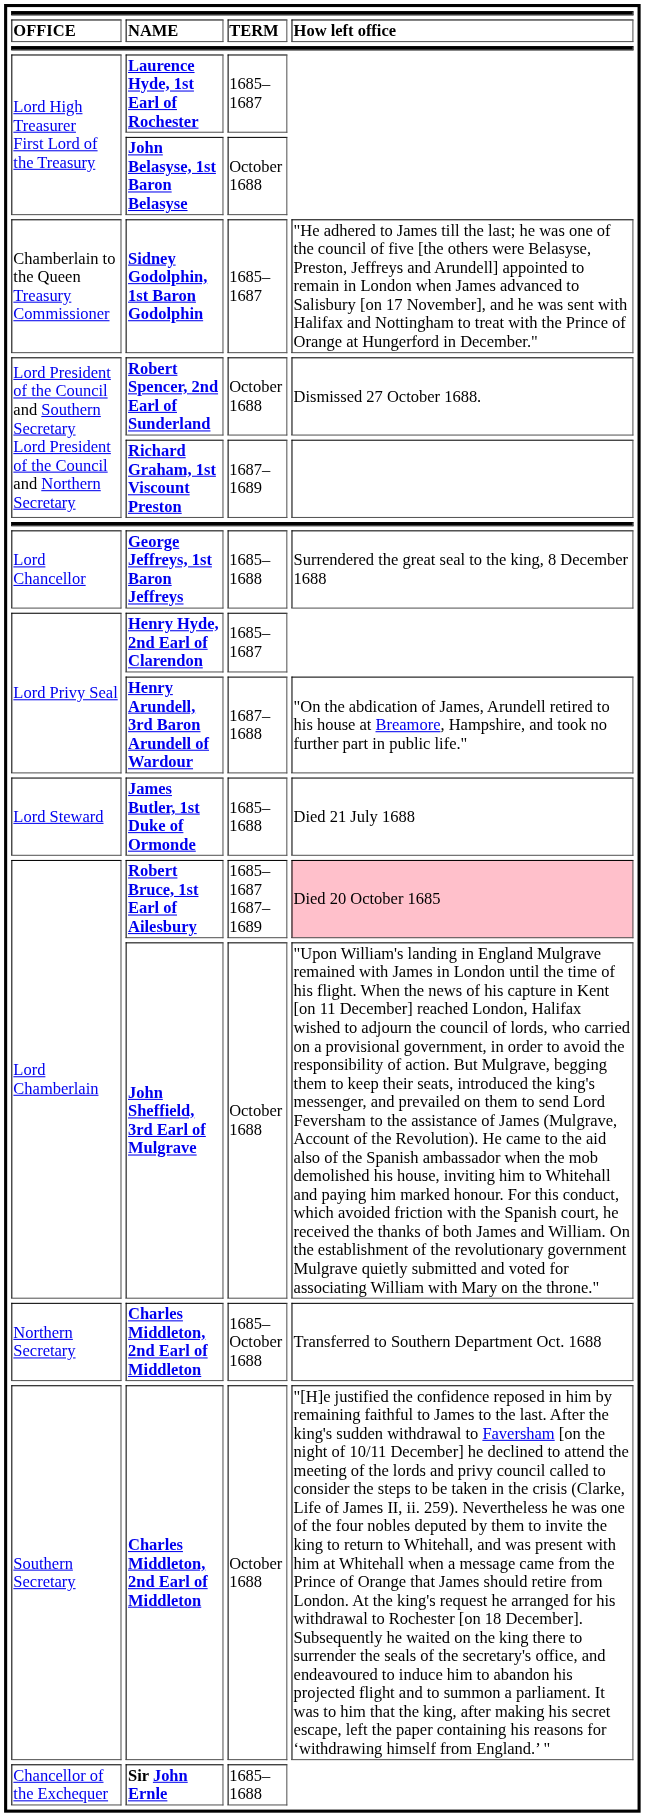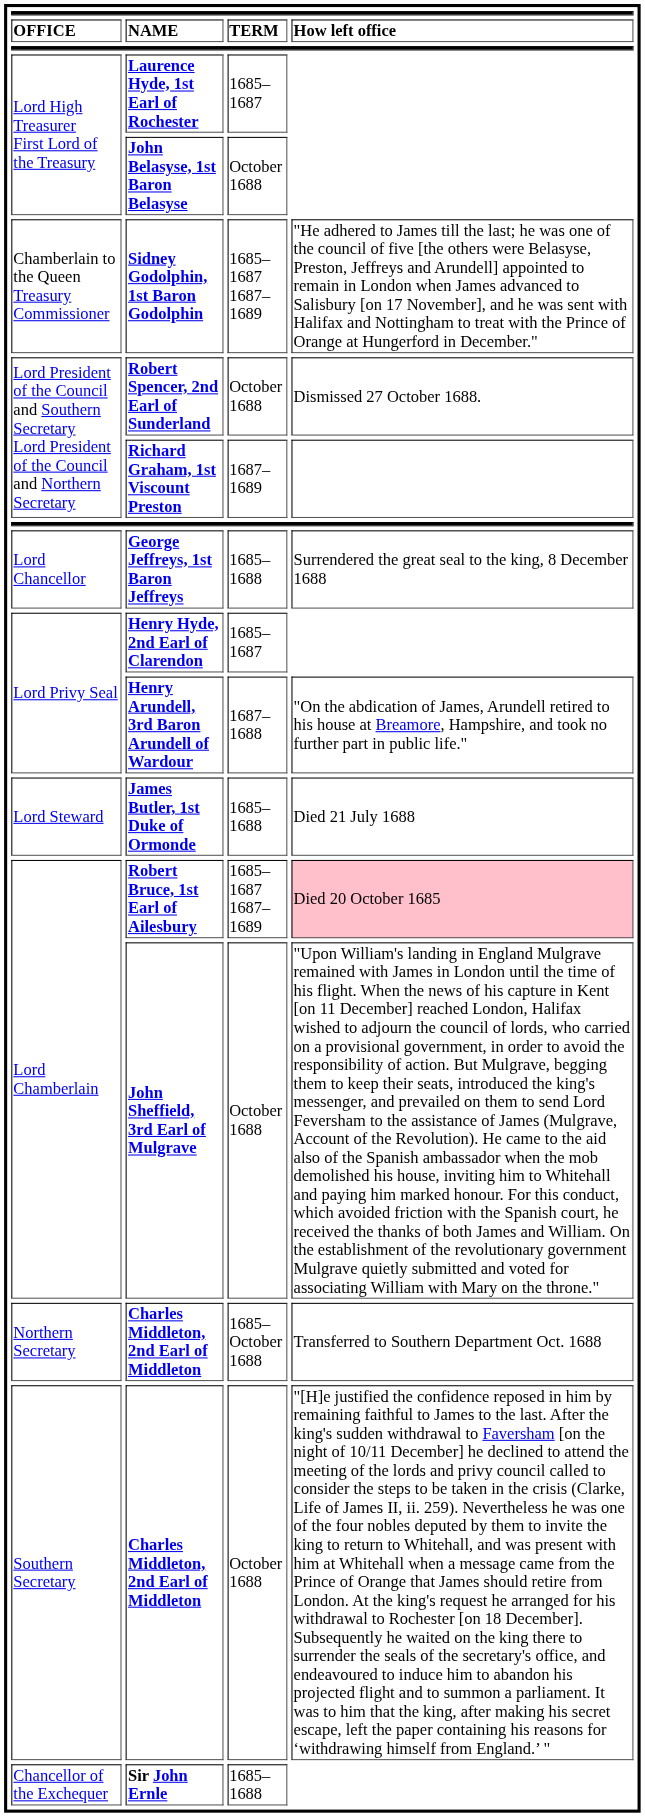(250, 286) 1685–1687 -> (250, 286) 1685–1687 1687–1689
